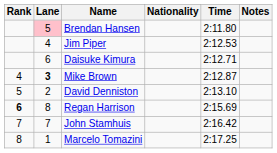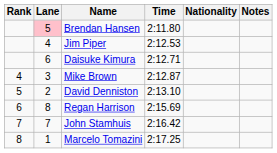columns swapped: (173, 12) <-> (220, 12)
(48, 76) bold -> (48, 76) normal
(19, 108) bold -> (19, 108) normal
